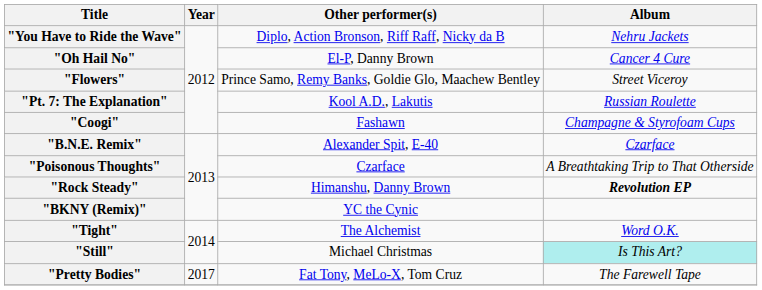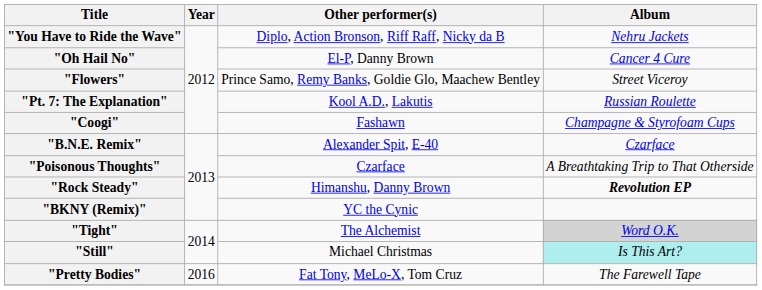(650, 230) no background -> (650, 230) lightgrey background
(201, 274) 2017 -> (201, 274) 2016
